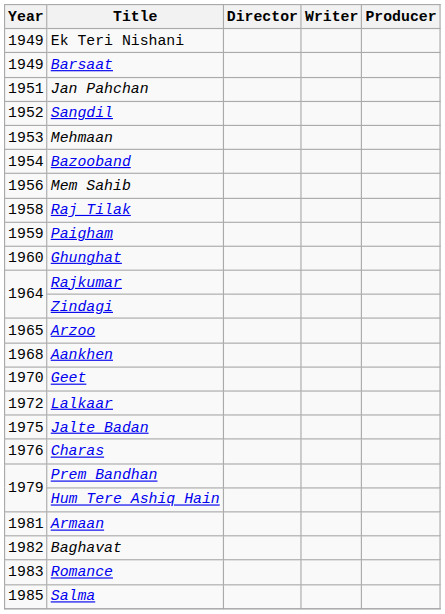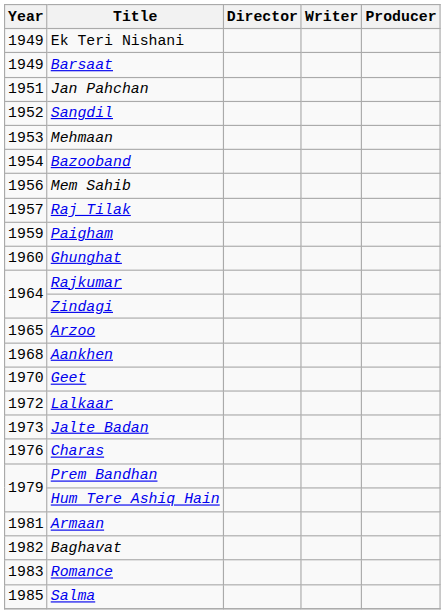(26, 210) 1958 -> (26, 210) 1957
(26, 427) 1975 -> (26, 427) 1973
